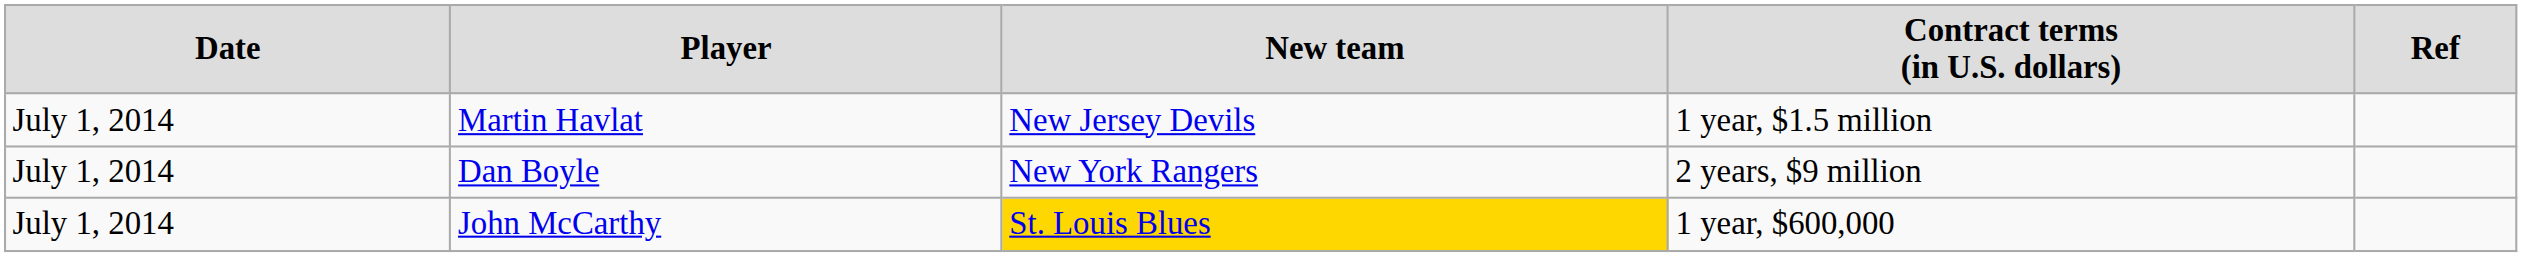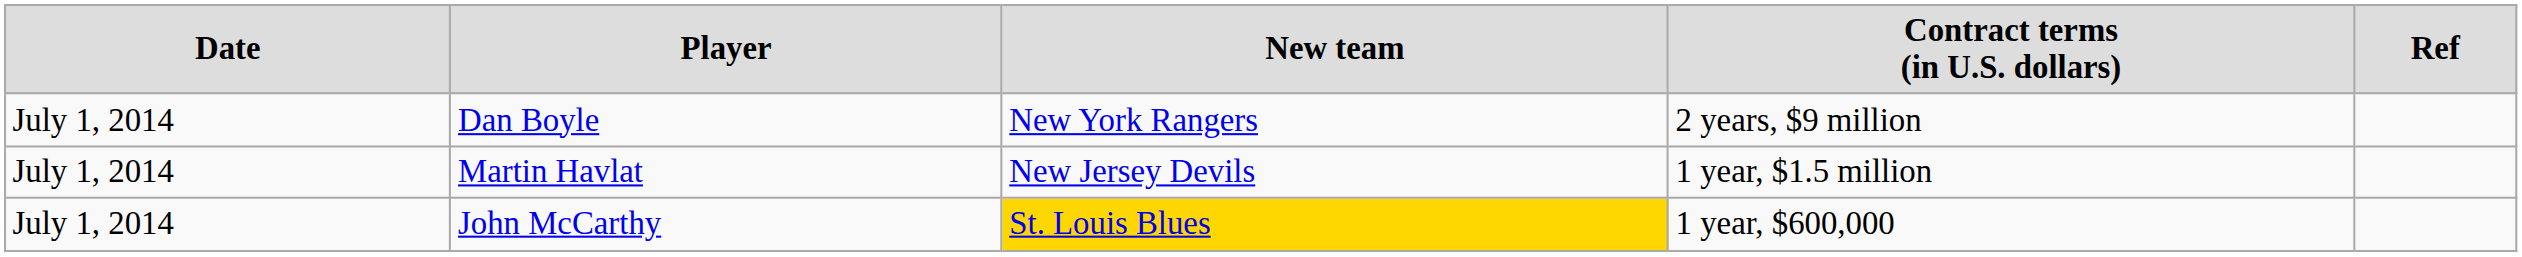rows swapped: (529, 171) <-> (551, 119)
